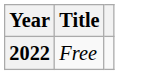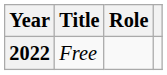+ column: (129, 20)
